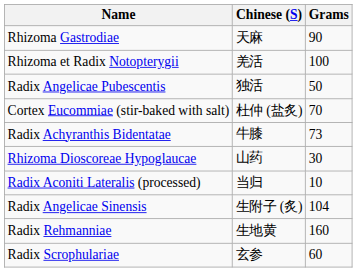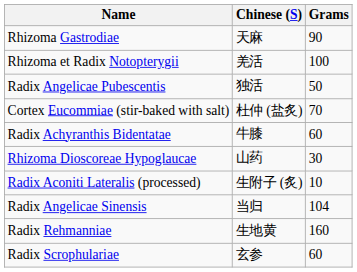(316, 134) 73 -> (316, 134) 60
(249, 182) 当归 -> (269, 182) 生附子 (炙)
(269, 206) 生附子 (炙) -> (249, 206) 当归
